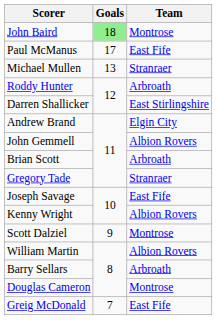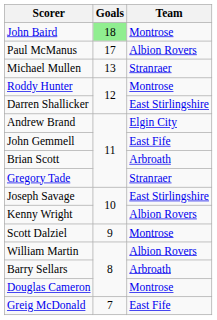(150, 50) East Fife -> (163, 50) Albion Rovers
(150, 86) Arbroath -> (151, 86) Montrose
(163, 141) Albion Rovers -> (150, 141) East Fife
(150, 196) East Fife -> (169, 196) East Stirlingshire
